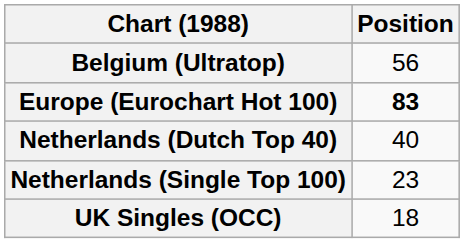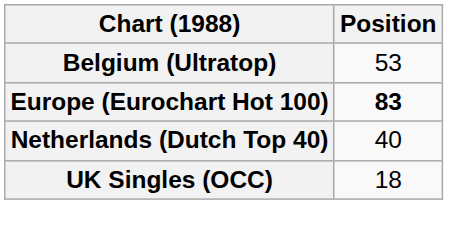(405, 62) 56 -> (388, 62) 53
- row: (178, 179)
